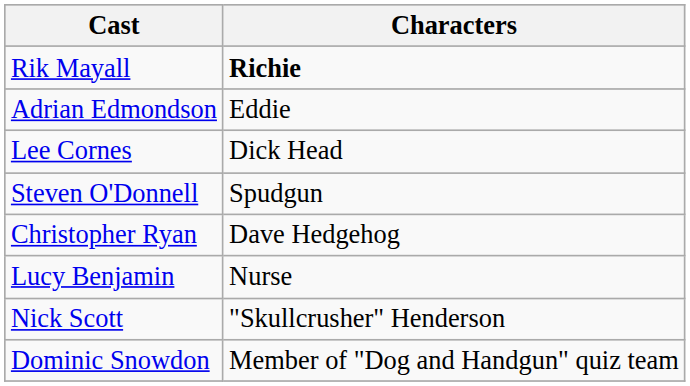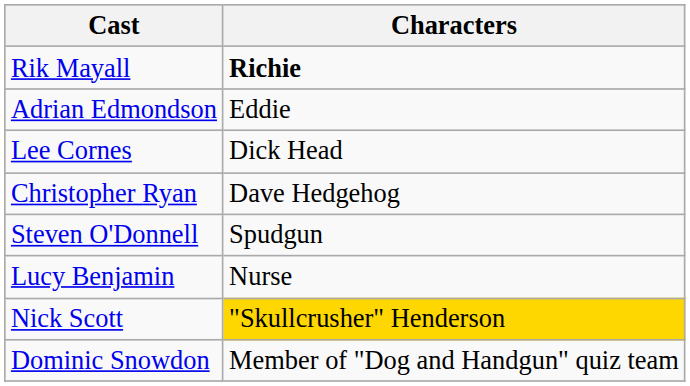rows swapped: (105, 192) <-> (104, 234)
(367, 318) no background -> (367, 318) gold background
